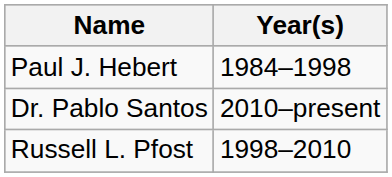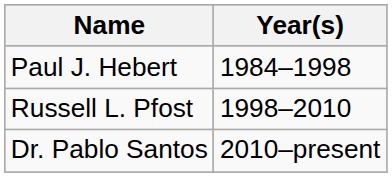rows swapped: (102, 150) <-> (109, 108)
